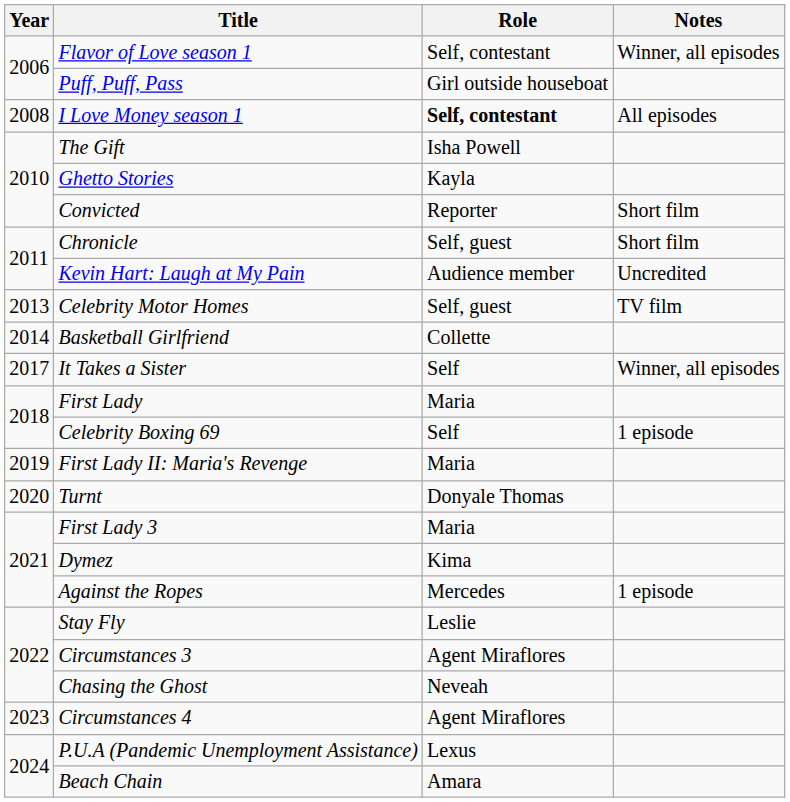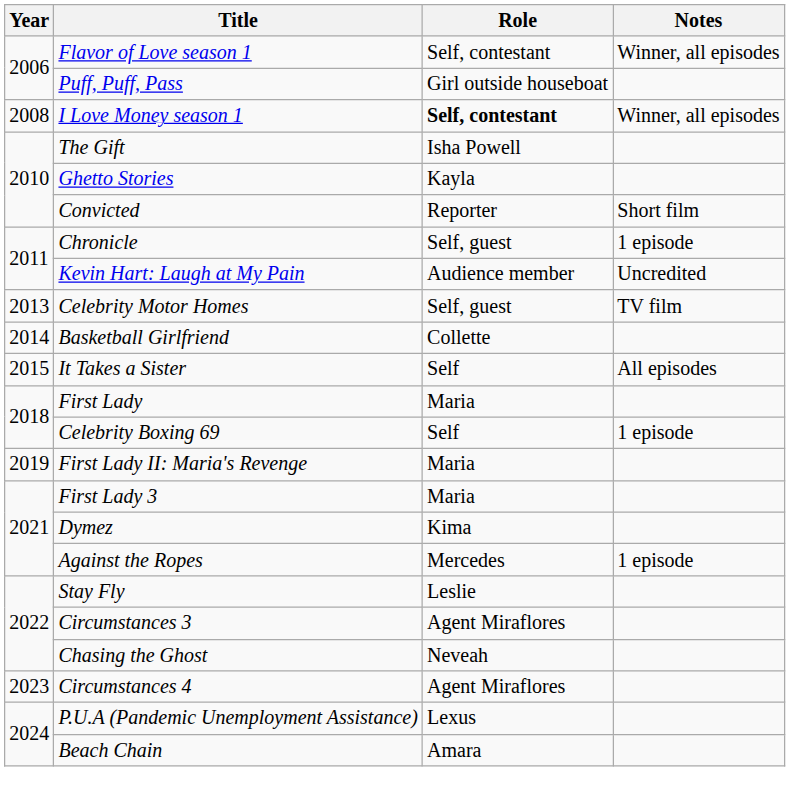(667, 115) All episodes -> (698, 115) Winner, all episodes
(658, 242) Short film -> (655, 242) 1 episode
(29, 369) 2017 -> (29, 369) 2015
(698, 369) Winner, all episodes -> (667, 369) All episodes
- row: (80, 496)
